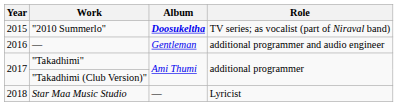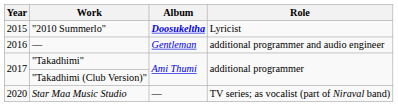(300, 28) TV series; as vocalist (part of Niraval band) -> (225, 28) Lyricist
(17, 93) 2018 -> (17, 93) 2020
(225, 93) Lyricist -> (300, 93) TV series; as vocalist (part of Niraval band)
